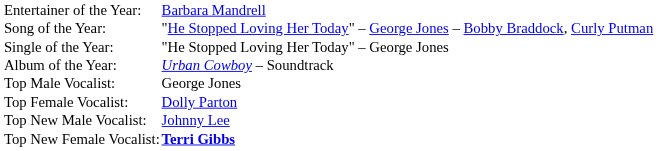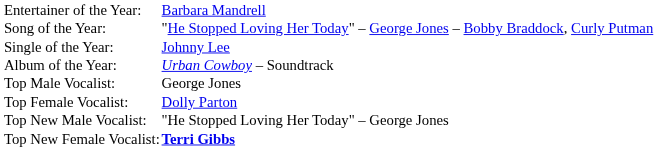(305, 47) "He Stopped Loving Her Today" – George Jones -> (196, 47) Johnny Lee
(196, 120) Johnny Lee -> (305, 120) "He Stopped Loving Her Today" – George Jones
